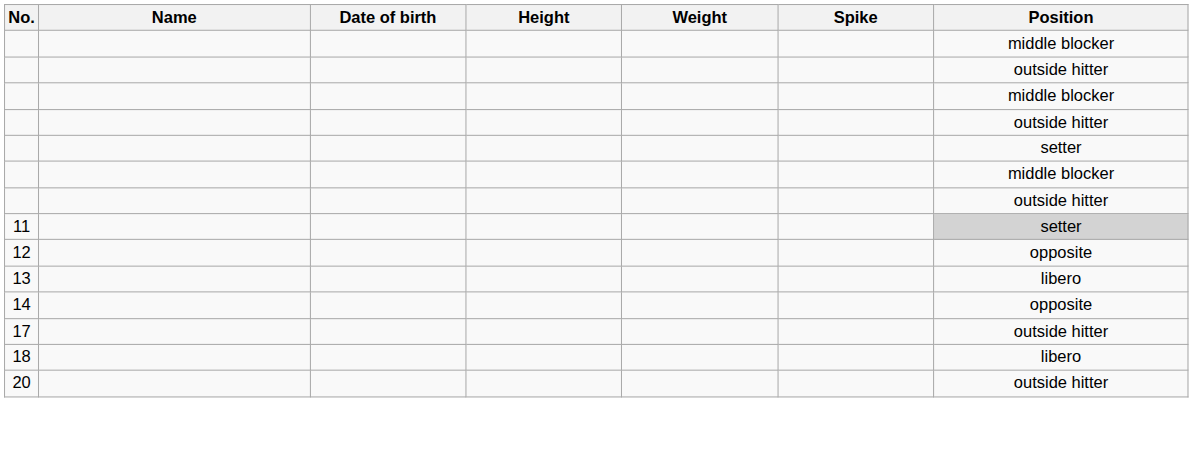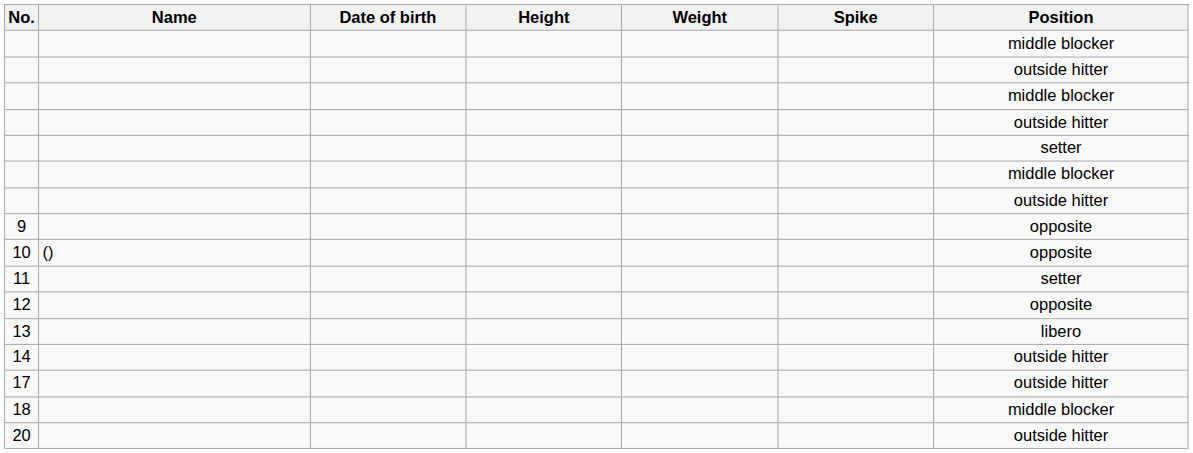+ row: (22, 226)
+ row: (22, 252)
(1061, 226) lightgrey background -> (1061, 278) no background
(1061, 305) opposite -> (1061, 357) outside hitter
(1061, 357) libero -> (1061, 409) middle blocker
